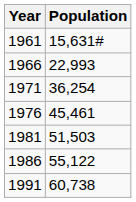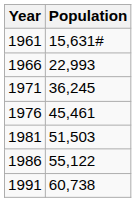(72, 88) 36,254 -> (72, 88) 36,245
